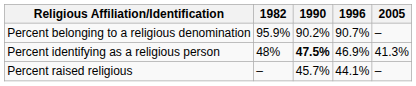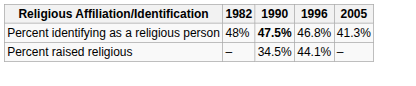- row: (129, 33)
(352, 52) 46.9% -> (314, 33) 46.8%
(313, 71) 45.7% -> (275, 52) 34.5%
